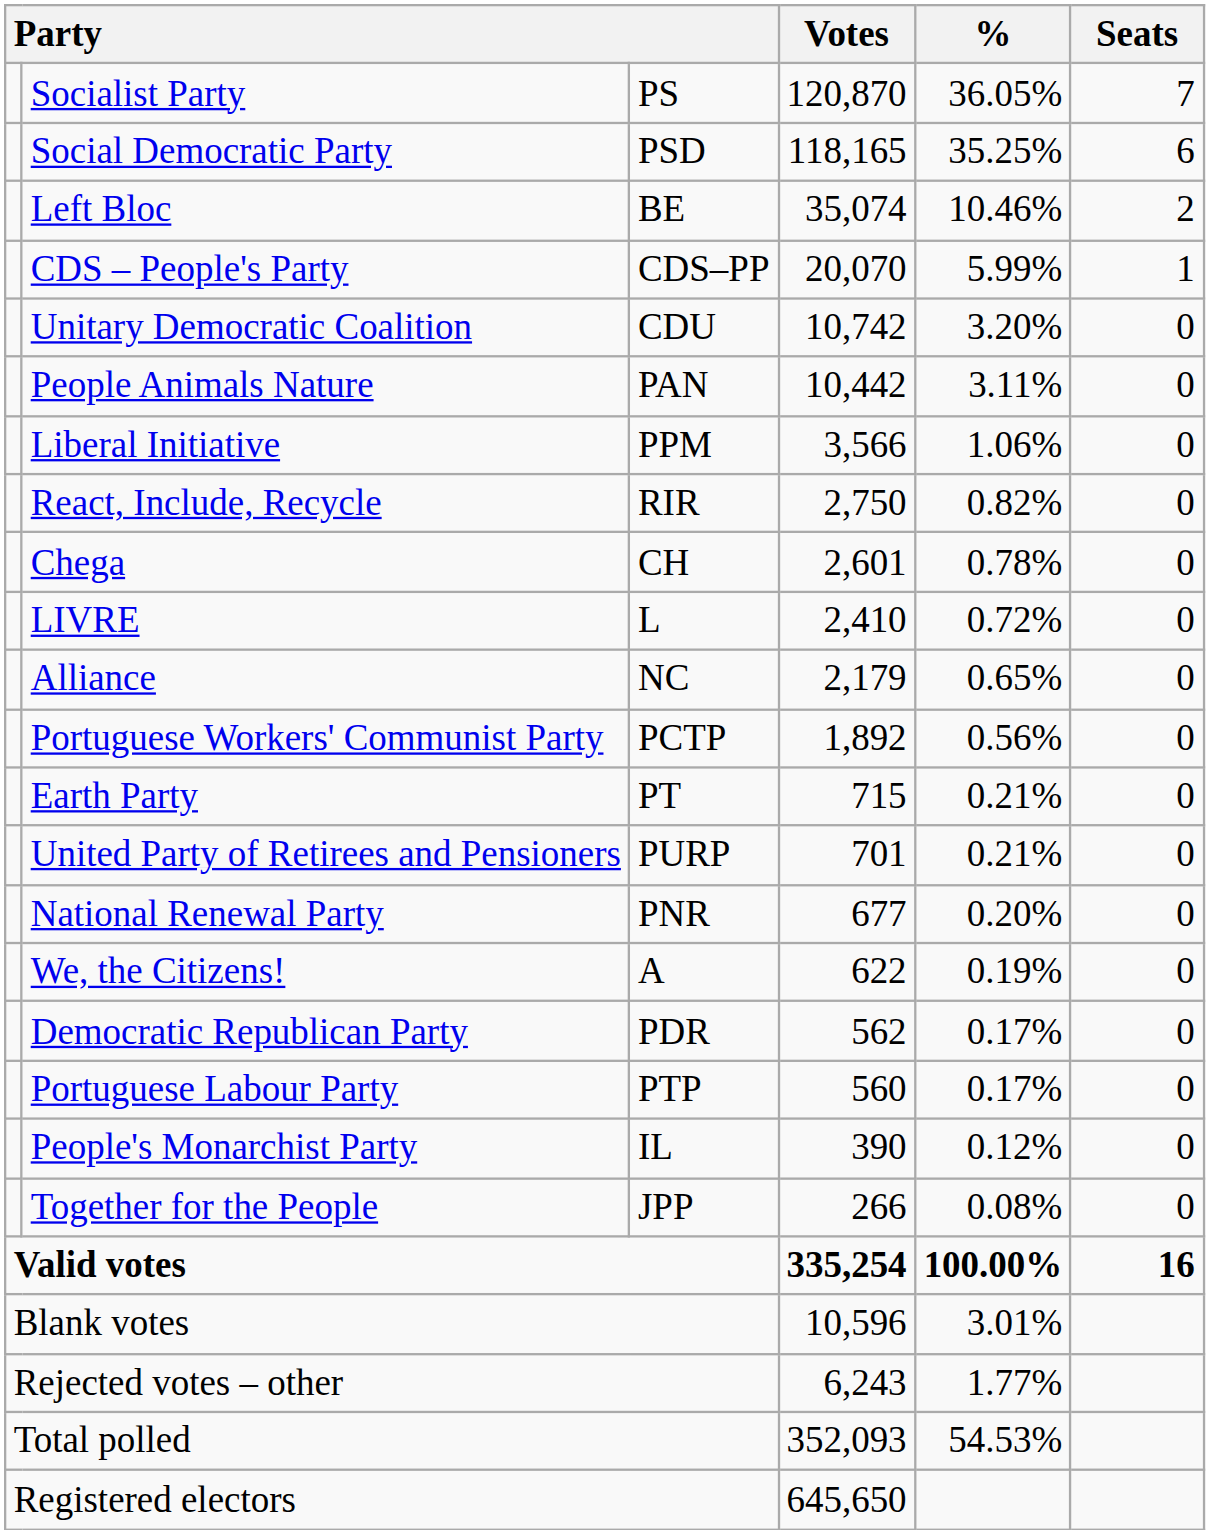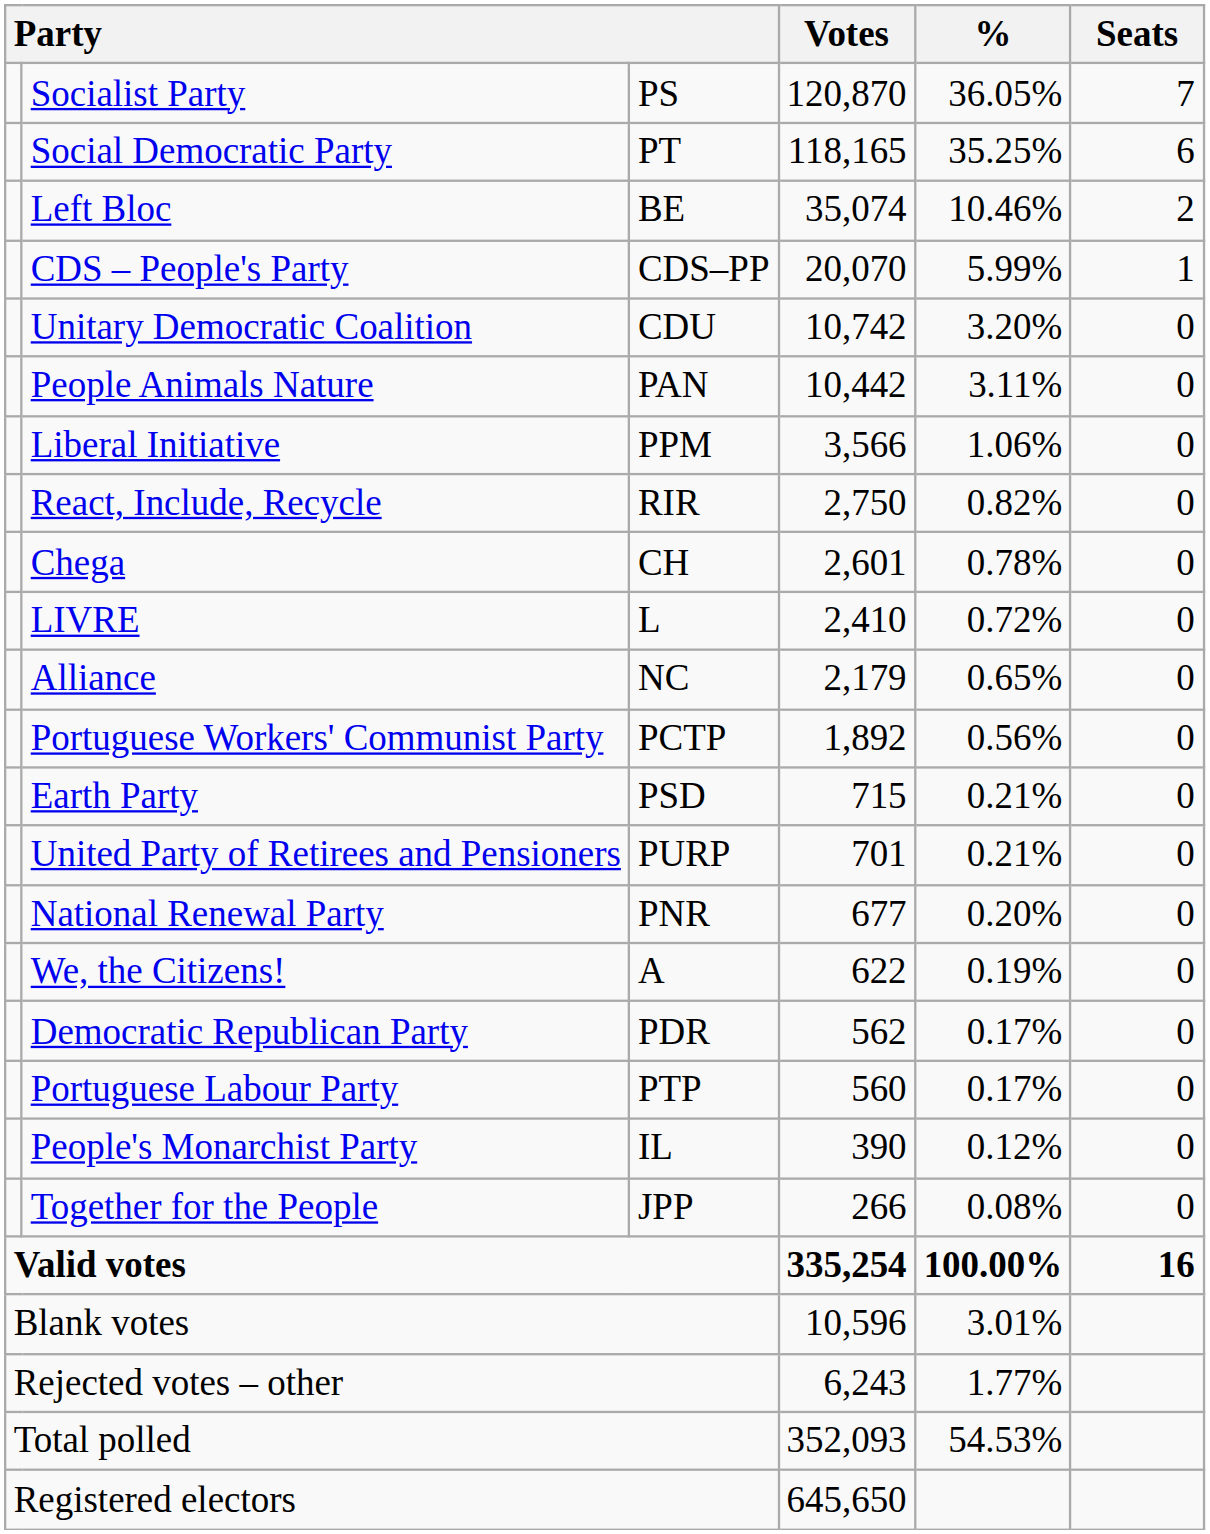(672, 151) PSD -> (660, 151) PT
(660, 795) PT -> (672, 795) PSD
